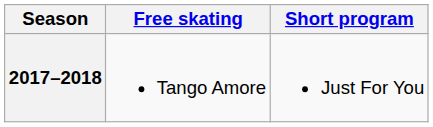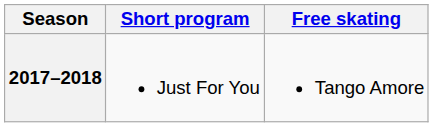columns swapped: (349, 19) <-> (188, 19)
